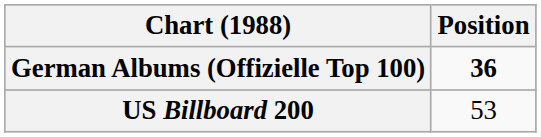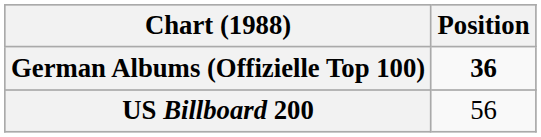(483, 110) 53 -> (483, 110) 56
